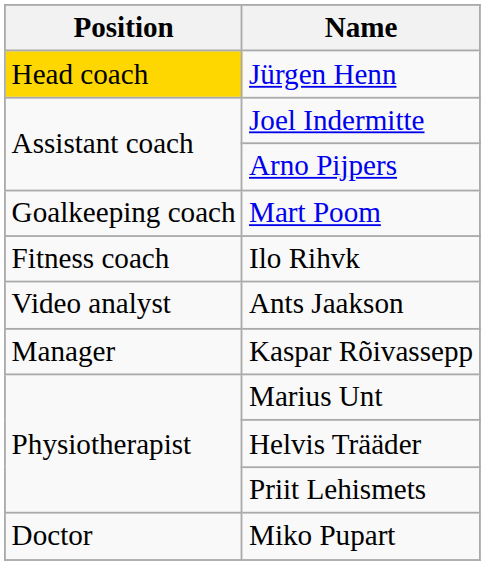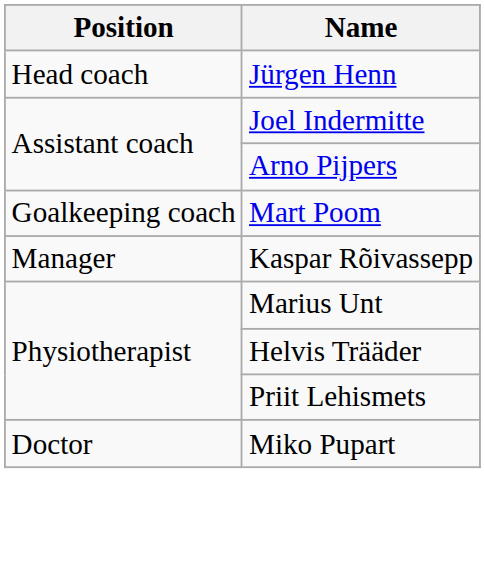(80, 73) gold background -> (80, 73) no background
- row: (304, 258)
- row: (326, 304)
